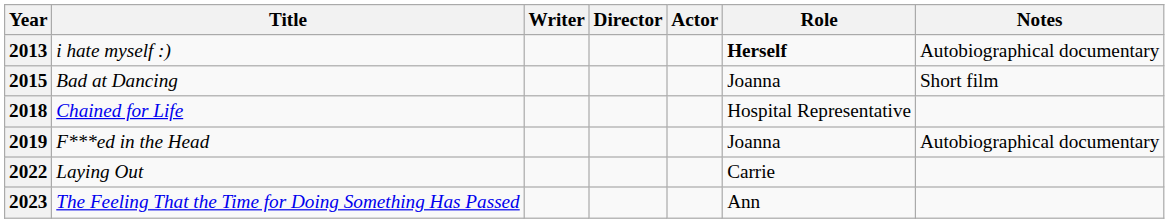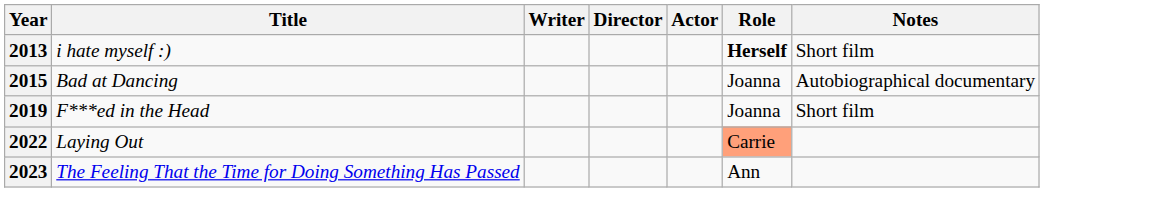(1040, 50) Autobiographical documentary -> (835, 50) Short film
(959, 80) Short film -> (915, 80) Autobiographical documentary
- row: (28, 111)
(1040, 141) Autobiographical documentary -> (835, 111) Short film
(751, 171) no background -> (751, 141) lightsalmon background
